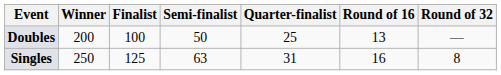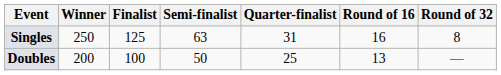rows swapped: (31, 59) <-> (31, 37)
